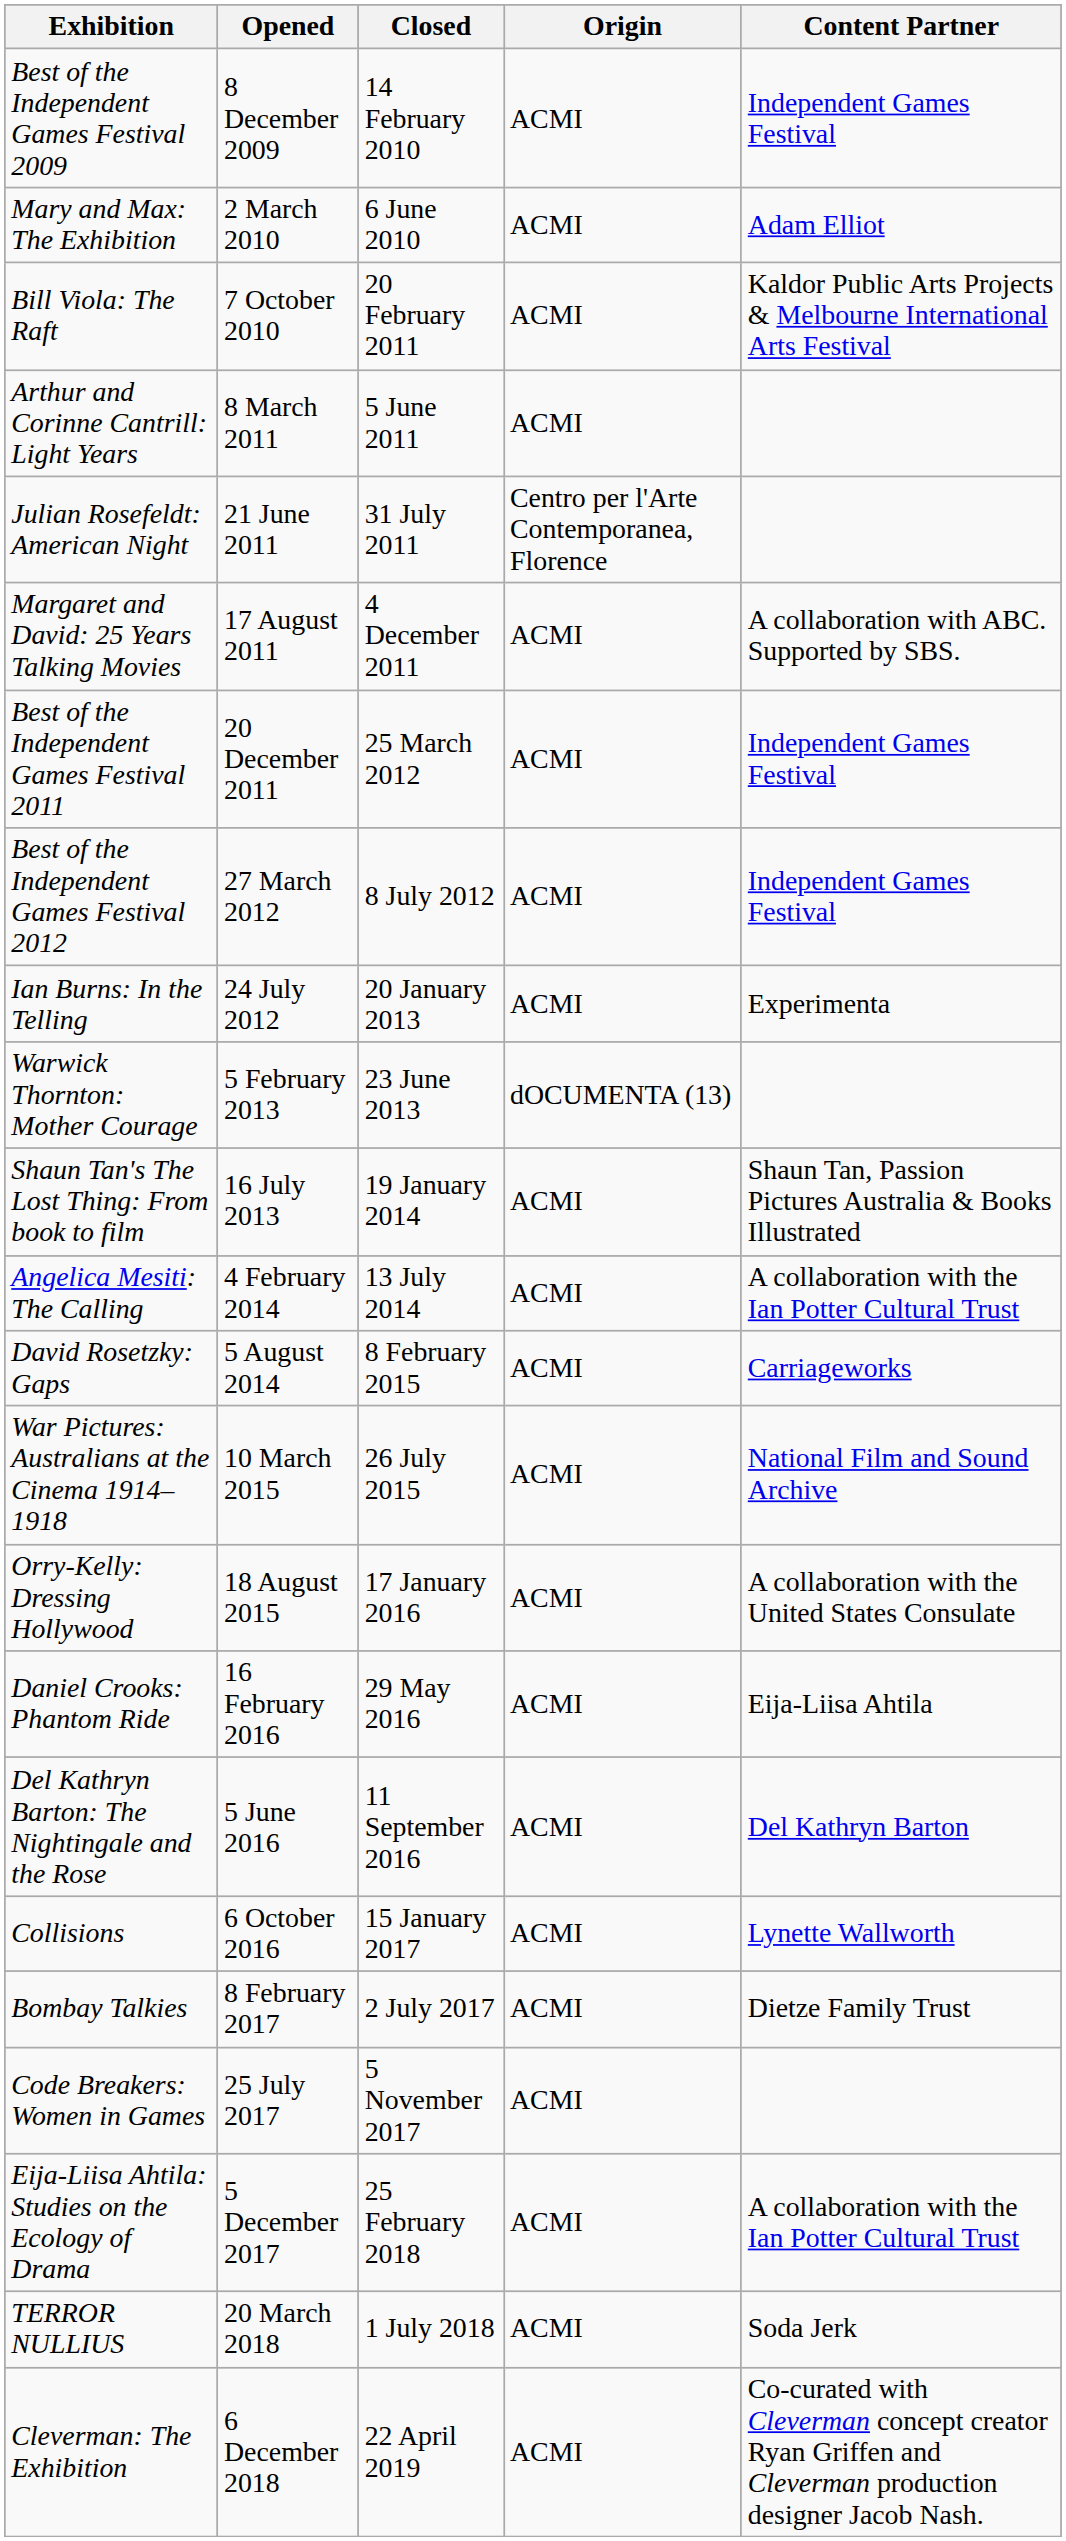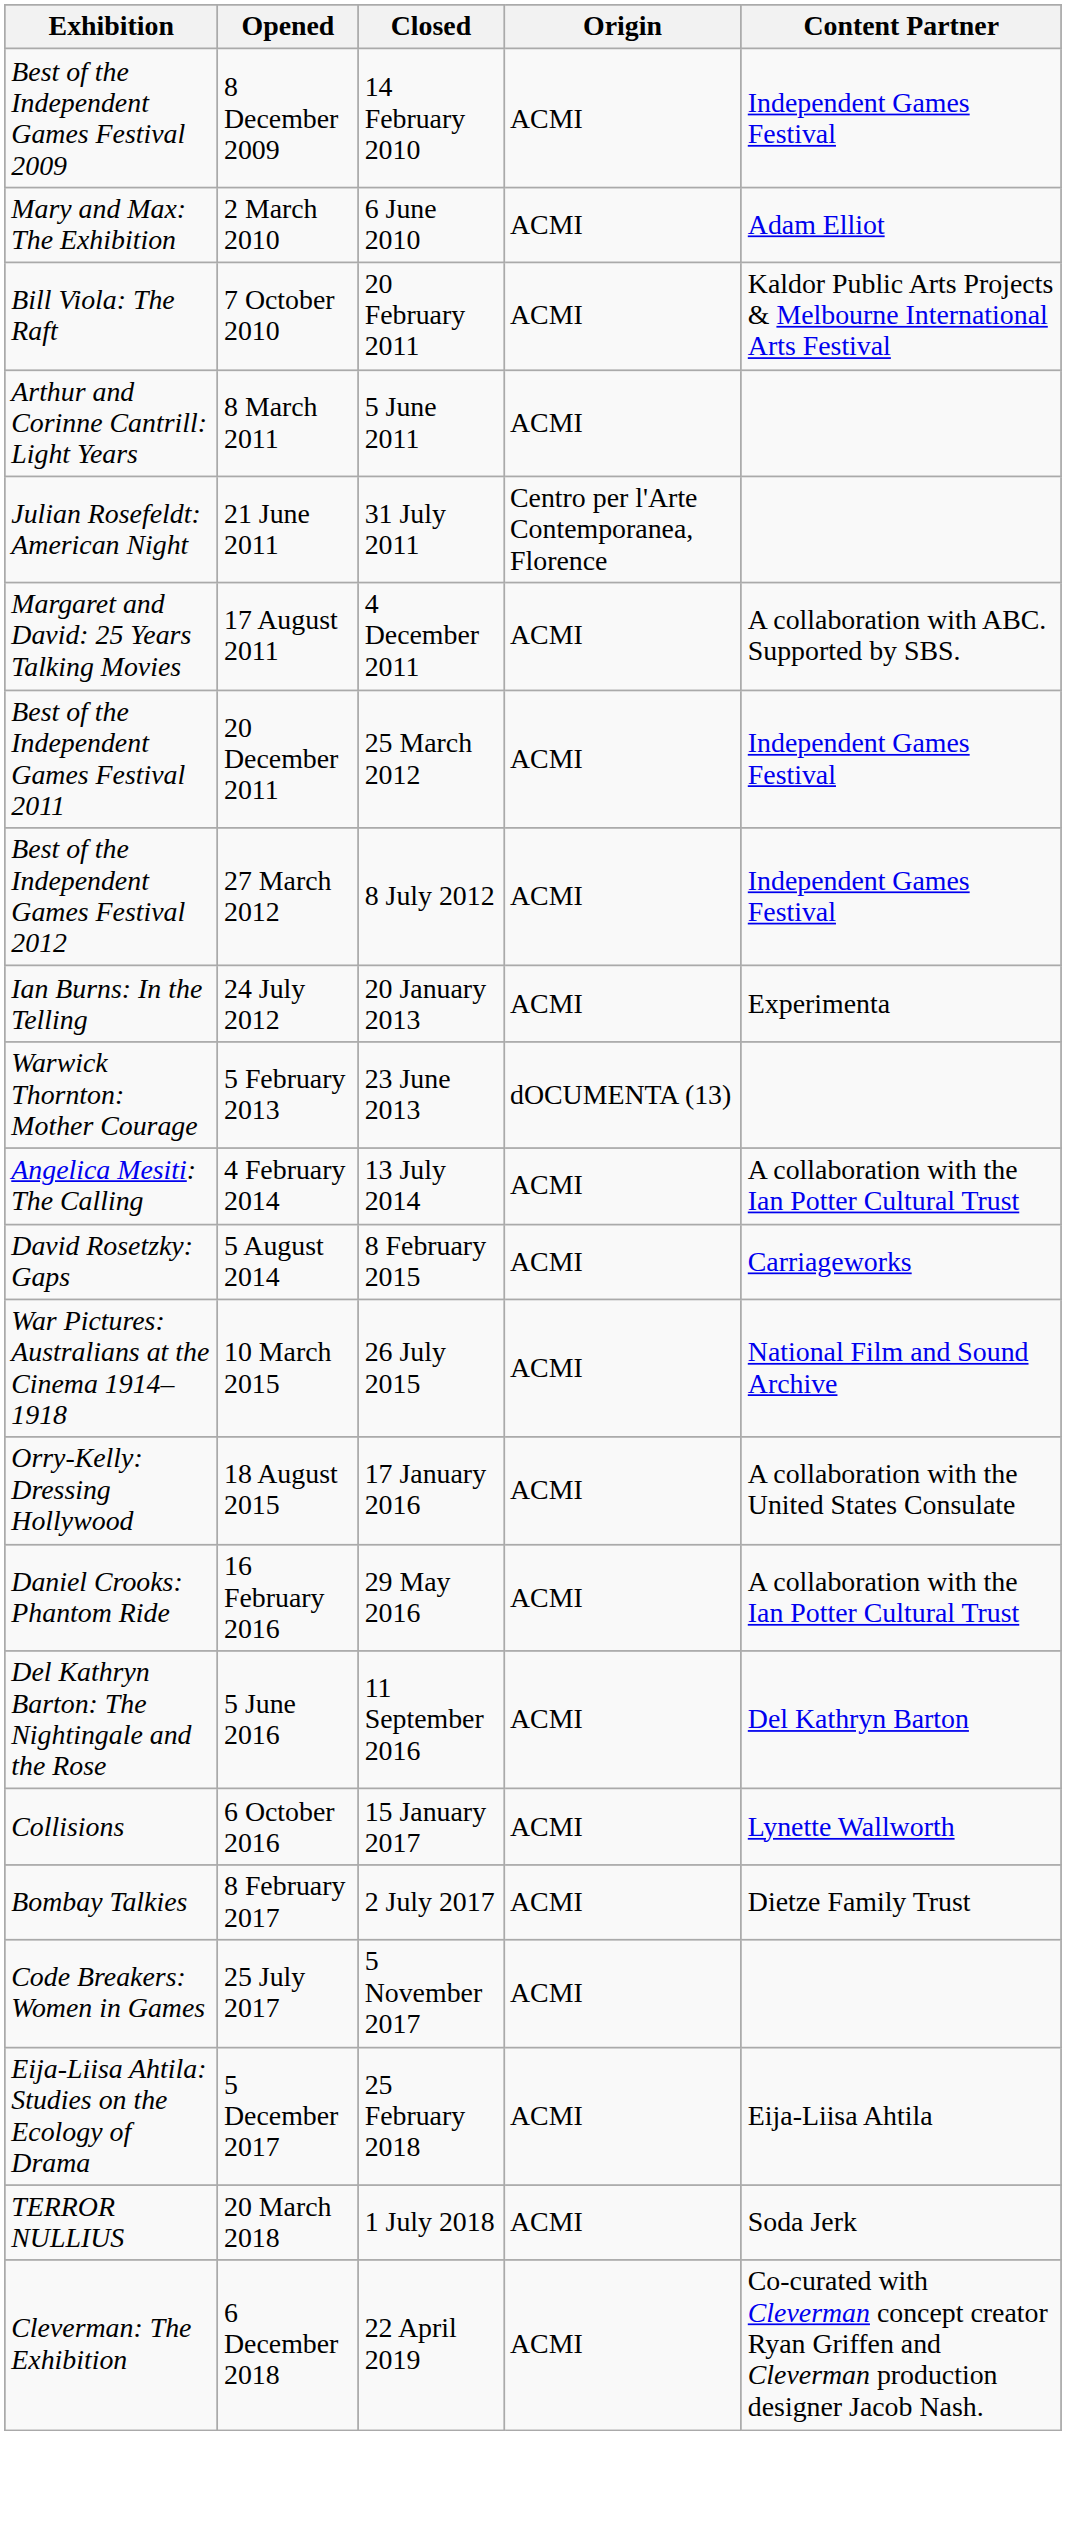- row: (110, 1201)
(840, 1703) Eija-Liisa Ahtila -> (884, 1597) A collaboration with the Ian Potter Cultural Trust
(884, 2222) A collaboration with the Ian Potter Cultural Trust -> (840, 2115) Eija-Liisa Ahtila
